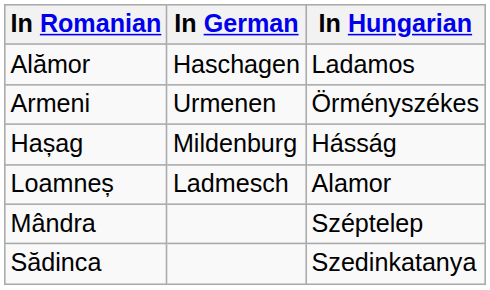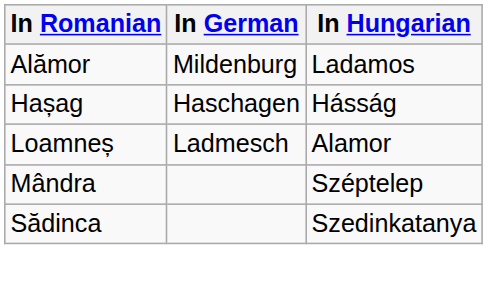(236, 64) Haschagen -> (235, 64) Mildenburg
- row: (50, 104)
(235, 143) Mildenburg -> (236, 104) Haschagen
